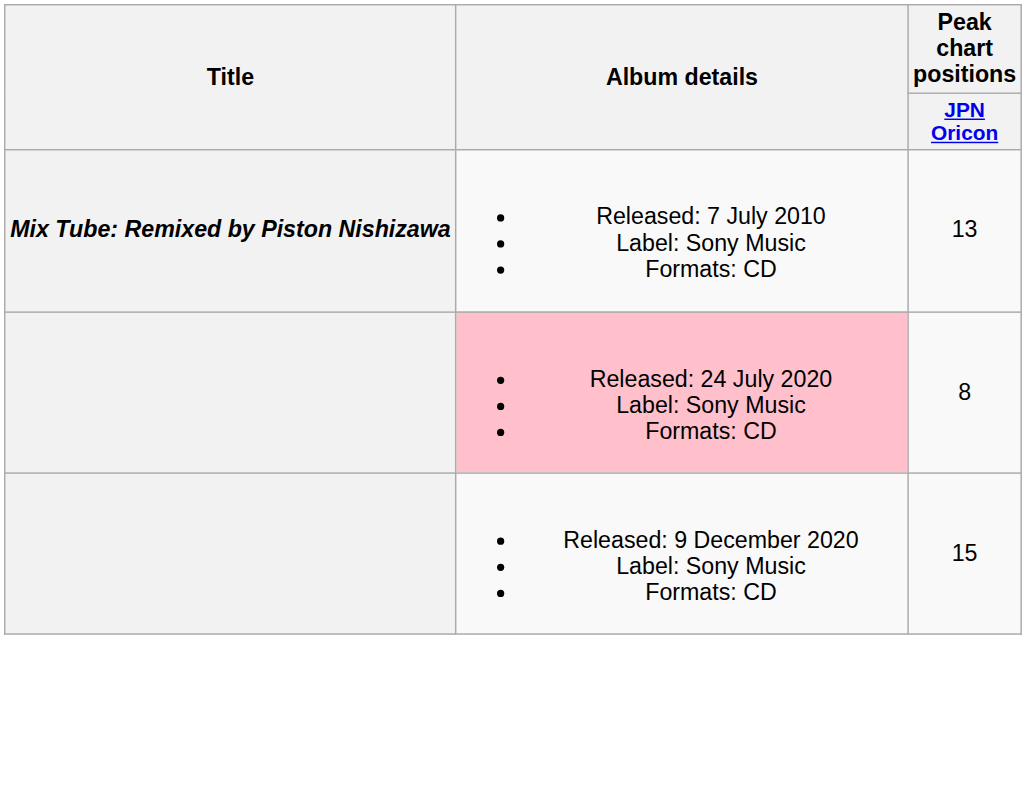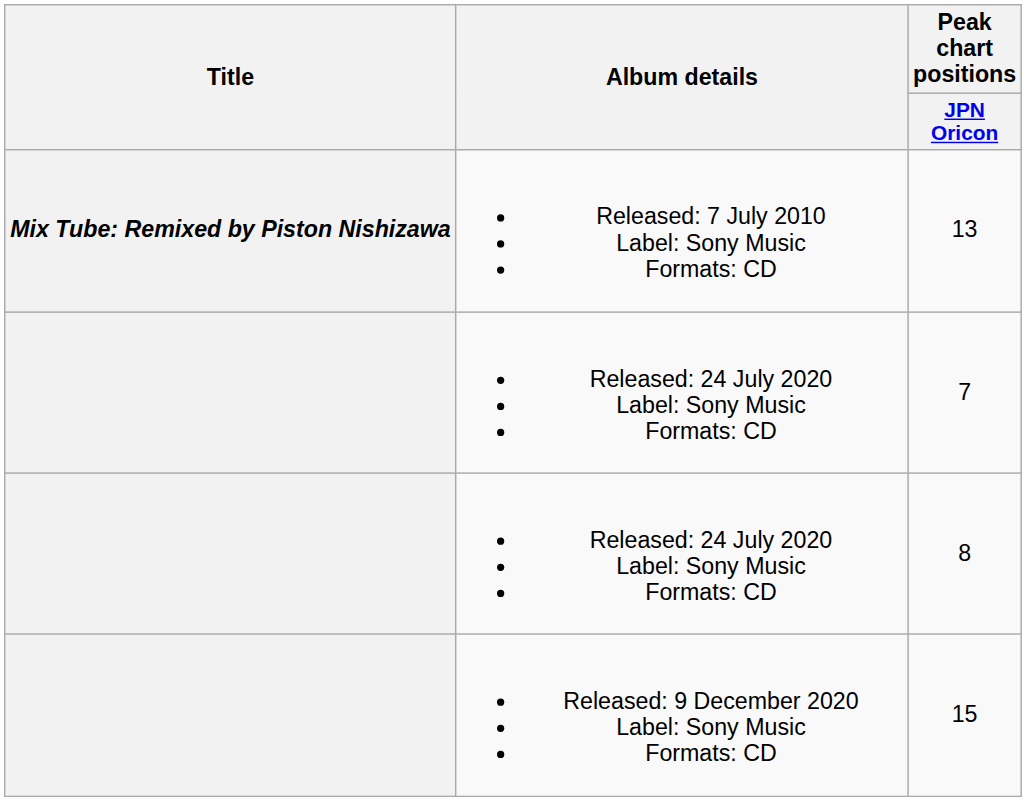+ row: (965, 391)
(682, 405) pink background -> (682, 567) no background
